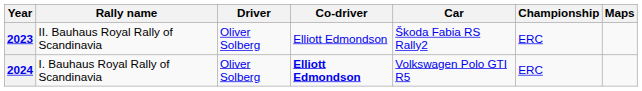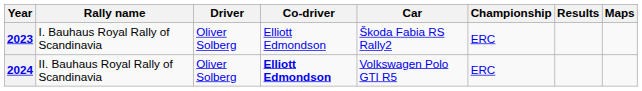+ column: (578, 13)
(106, 38) II. Bauhaus Royal Rally of Scandinavia -> (104, 38) I. Bauhaus Royal Rally of Scandinavia
(104, 70) I. Bauhaus Royal Rally of Scandinavia -> (106, 70) II. Bauhaus Royal Rally of Scandinavia
